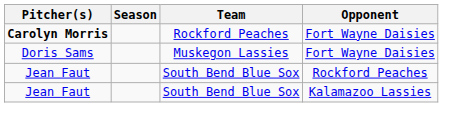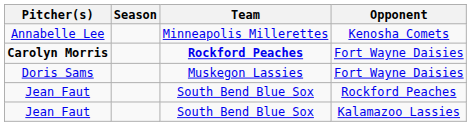+ row: (58, 34)
(231, 34) normal -> (246, 53) bold
